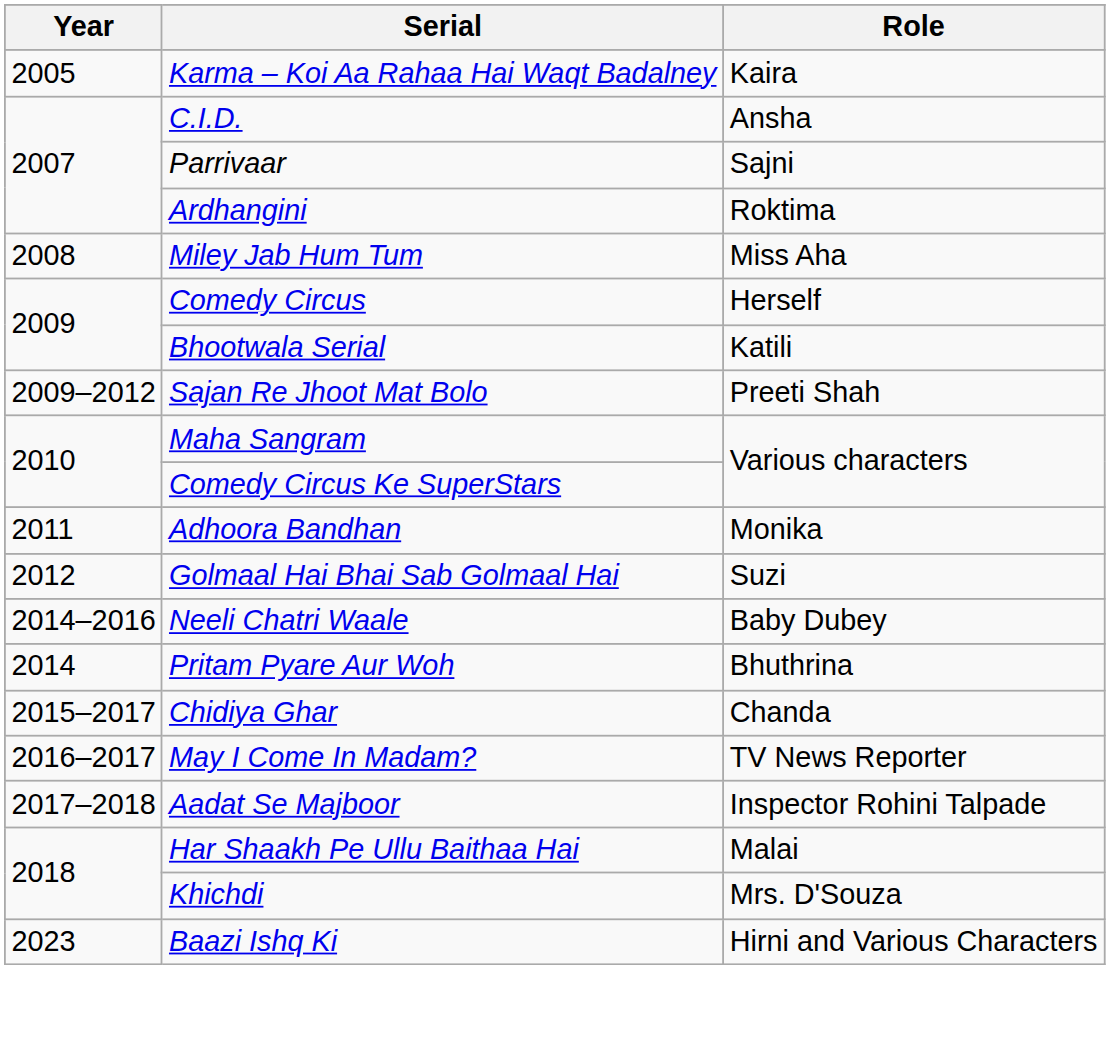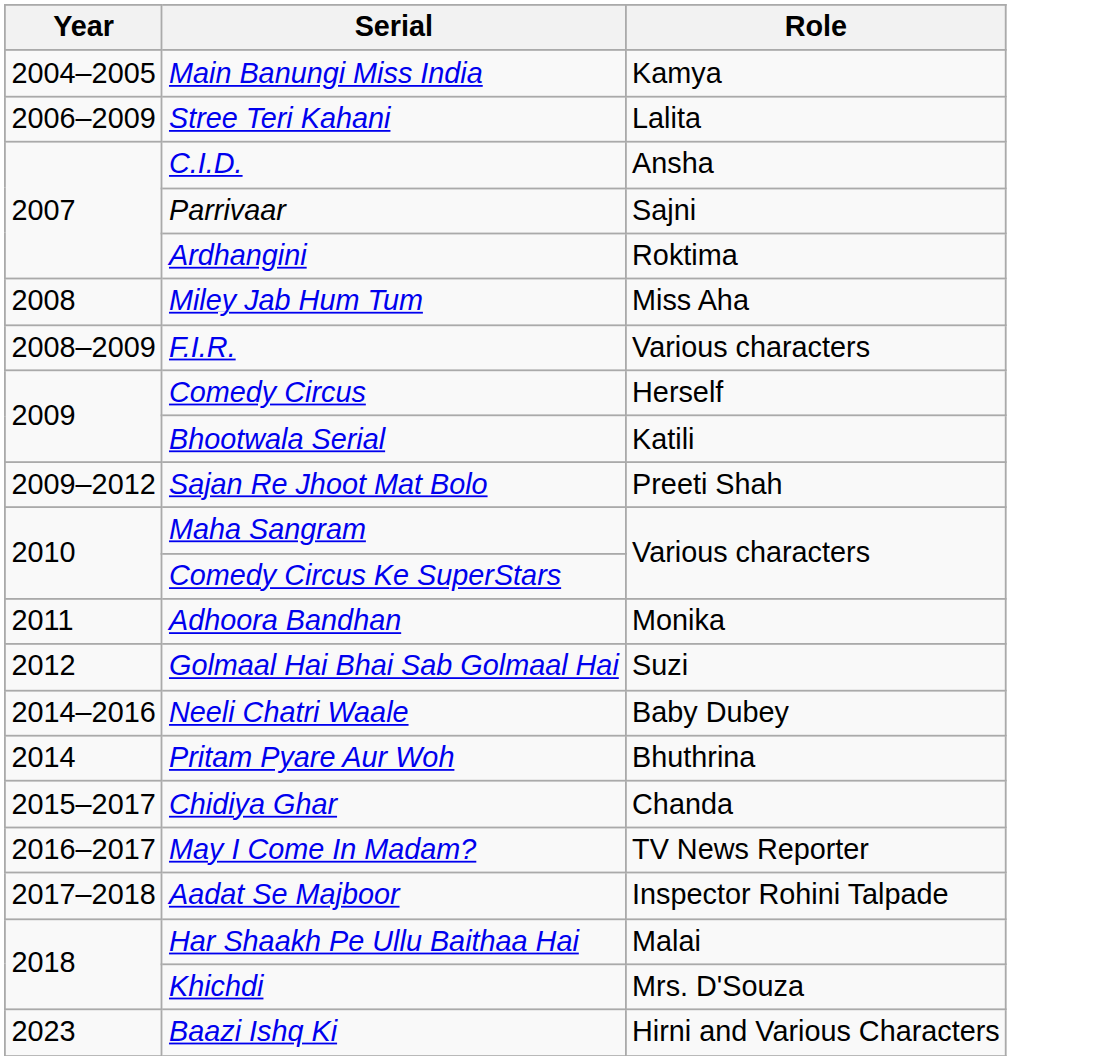+ row: (326, 73)
- row: (443, 73)
+ row: (280, 118)
+ row: (202, 347)
